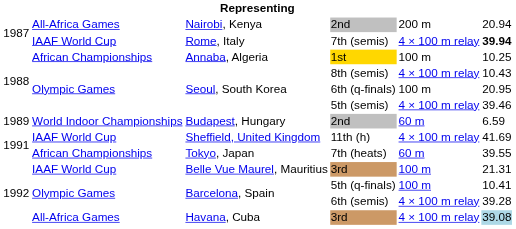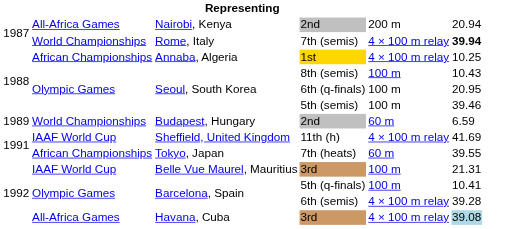(74, 41) IAAF World Cup -> (89, 41) World Championships
(415, 57) 100 m -> (409, 57) 4 × 100 m relay
(439, 73) 4 × 100 m relay -> (384, 73) 100 m
(439, 105) 4 × 100 m relay -> (384, 105) 100 m
(107, 121) World Indoor Championships -> (89, 121) World Championships
